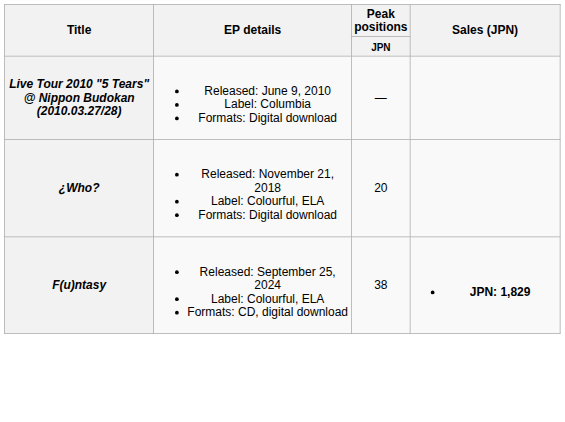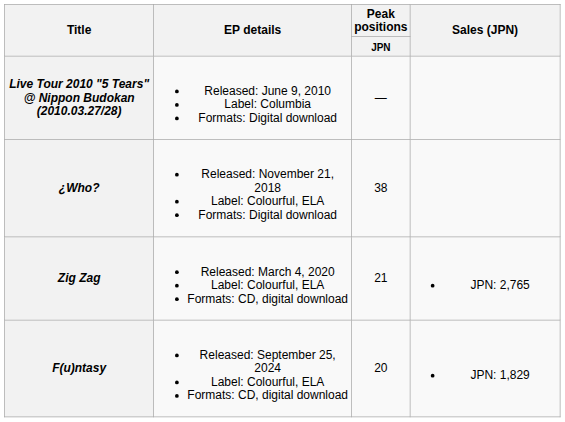(381, 188) 20 -> (381, 188) 38
+ row: (79, 278)
(381, 285) 38 -> (381, 368) 20
(485, 292) bold -> (485, 375) normal
